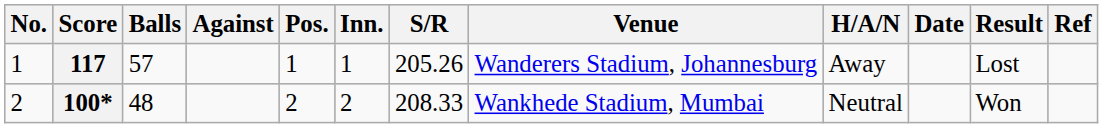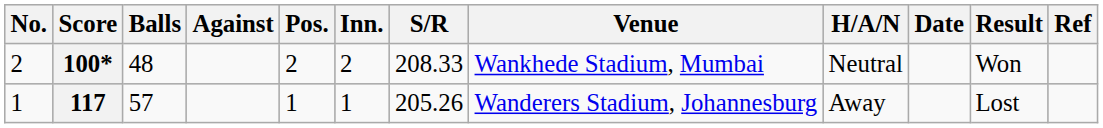rows swapped: (88, 63) <-> (88, 102)
